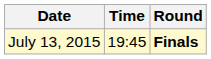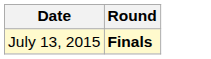- column: (127, 16)
